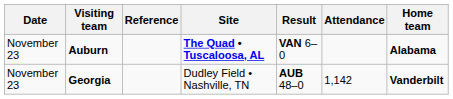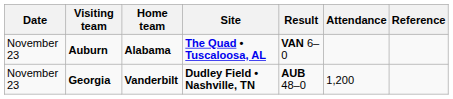columns swapped: (418, 20) <-> (152, 20)
(218, 79) normal -> (222, 79) bold
(338, 79) 1,142 -> (340, 79) 1,200
